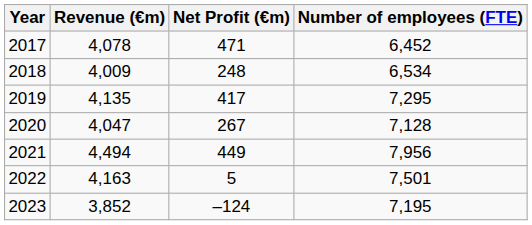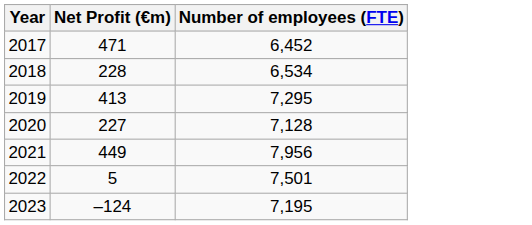- column: (110, 17)
(231, 71) 248 -> (112, 71) 228
(231, 98) 417 -> (112, 98) 413
(231, 125) 267 -> (112, 125) 227
